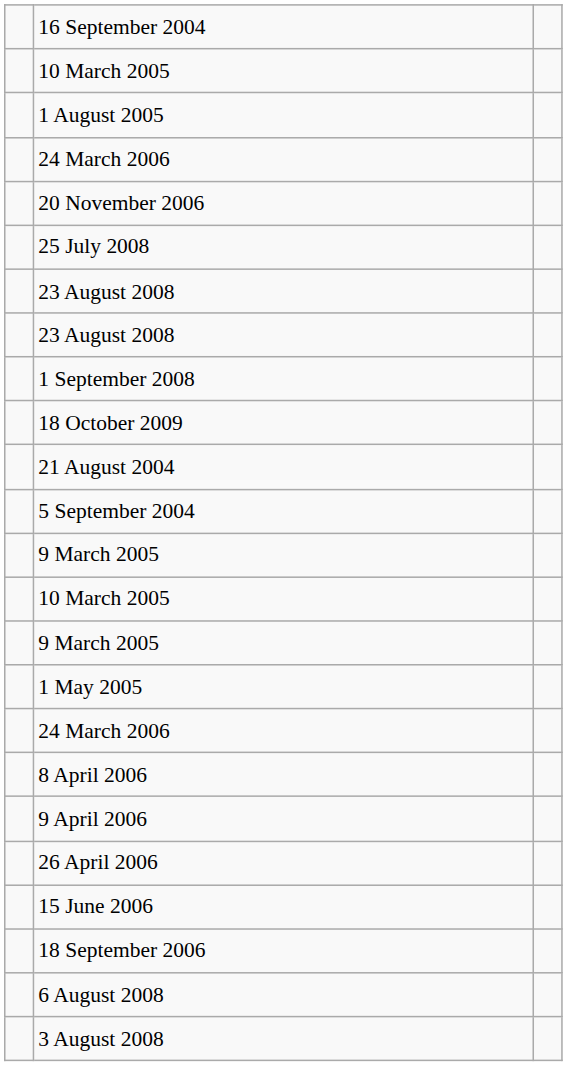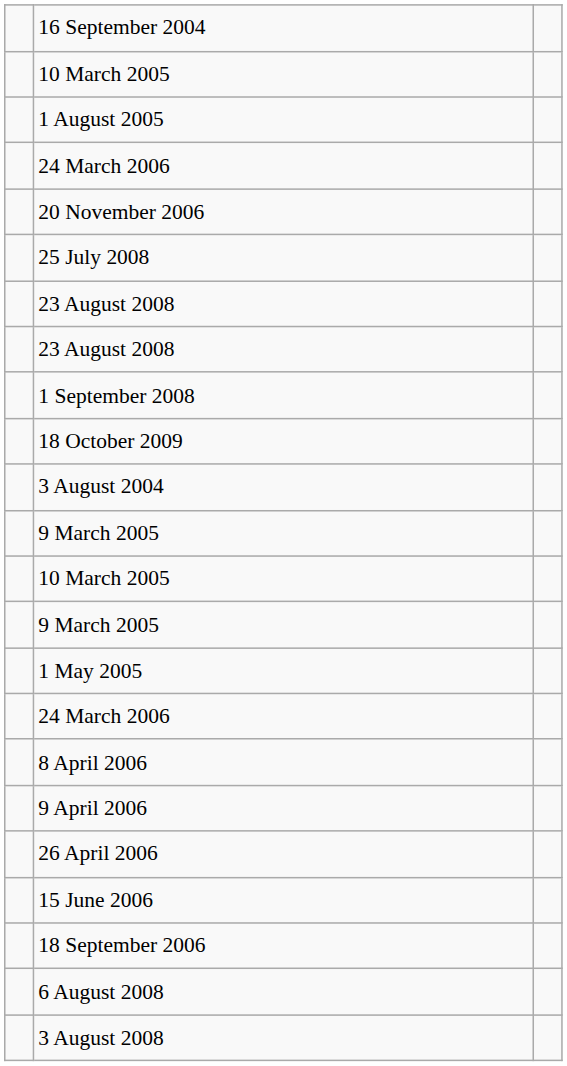+ row: (19, 487)
- row: (19, 467)
- row: (19, 511)
